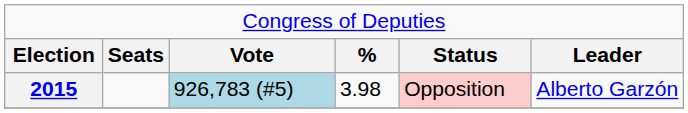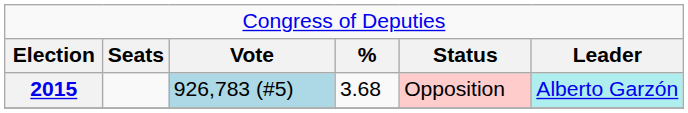(361, 89) 3.98 -> (361, 89) 3.68
(607, 89) no background -> (607, 89) paleturquoise background
